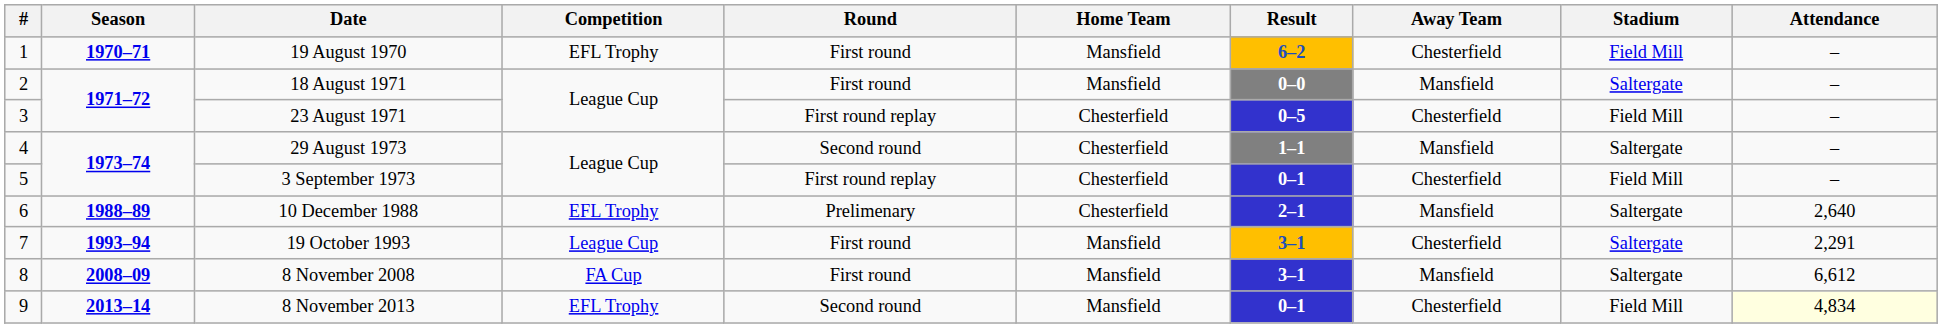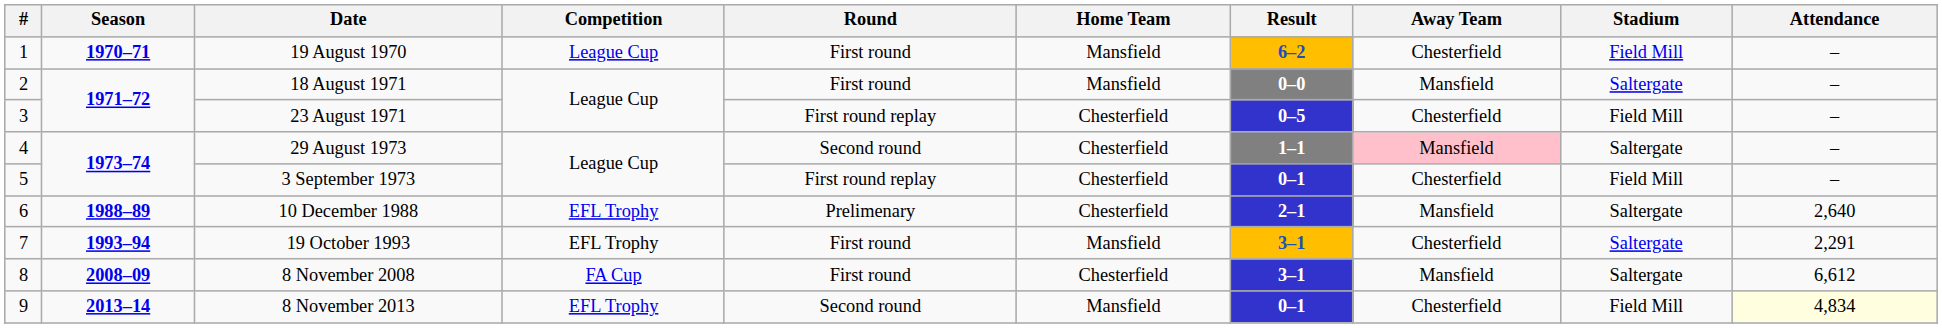(614, 52) EFL Trophy -> (614, 52) League Cup
(1456, 147) no background -> (1456, 147) pink background
(614, 242) League Cup -> (614, 242) EFL Trophy
(1123, 274) Mansfield -> (1123, 274) Chesterfield
